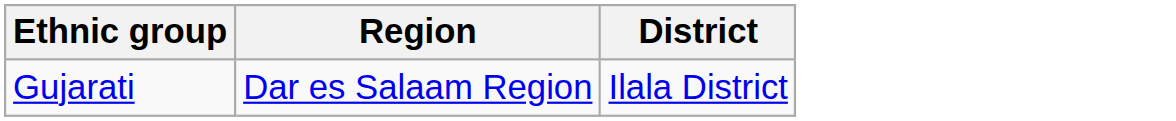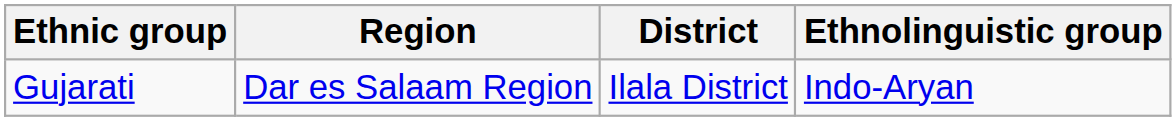+ column: (983, 32)
